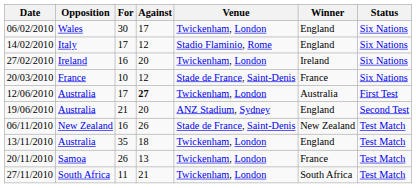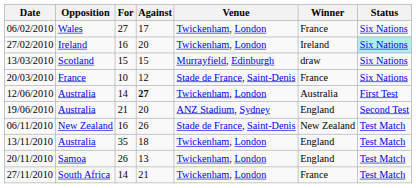(123, 28) 30 -> (123, 28) 27
(317, 28) England -> (314, 28) France
- row: (30, 45)
(384, 61) no background -> (384, 45) paleturquoise background
+ row: (30, 61)
(123, 93) 17 -> (123, 93) 14
(314, 158) France -> (317, 158) England
(123, 175) 11 -> (123, 175) 14
(326, 175) South Africa -> (314, 175) France
